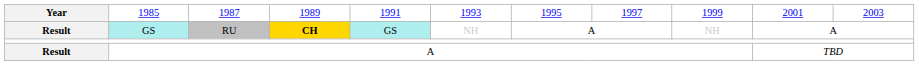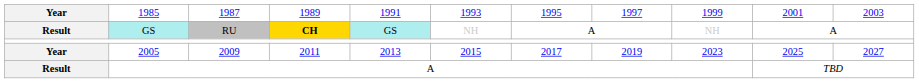+ row: (149, 52)
